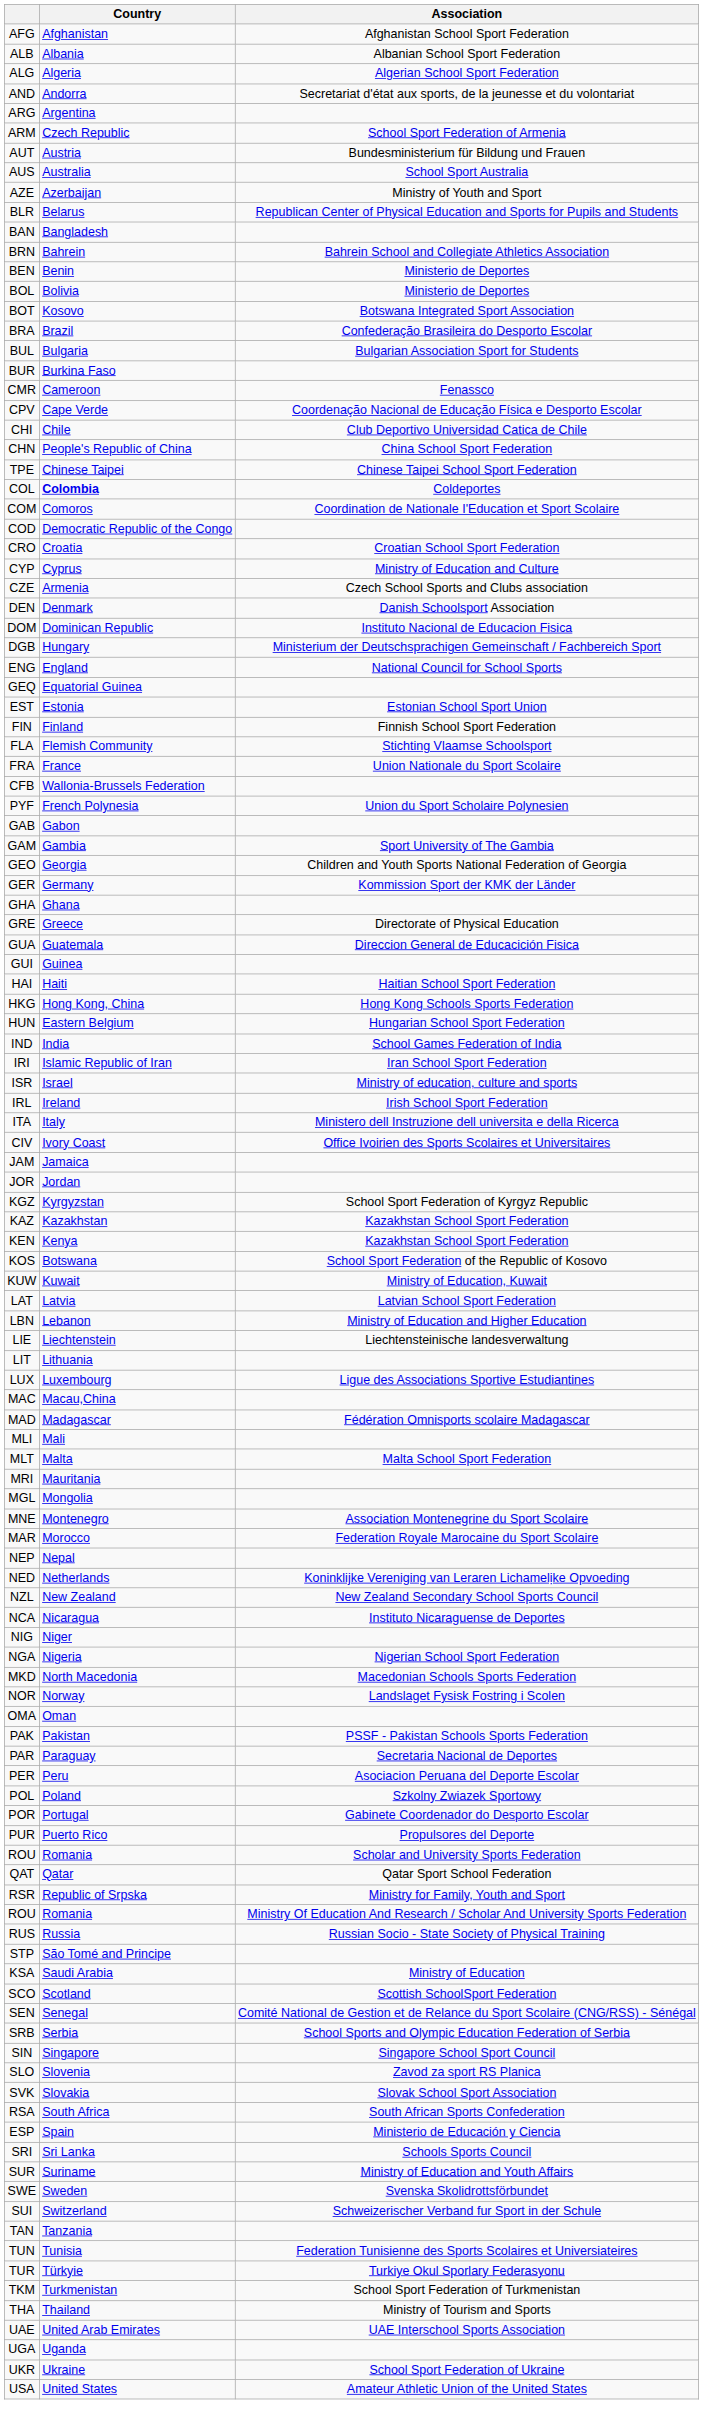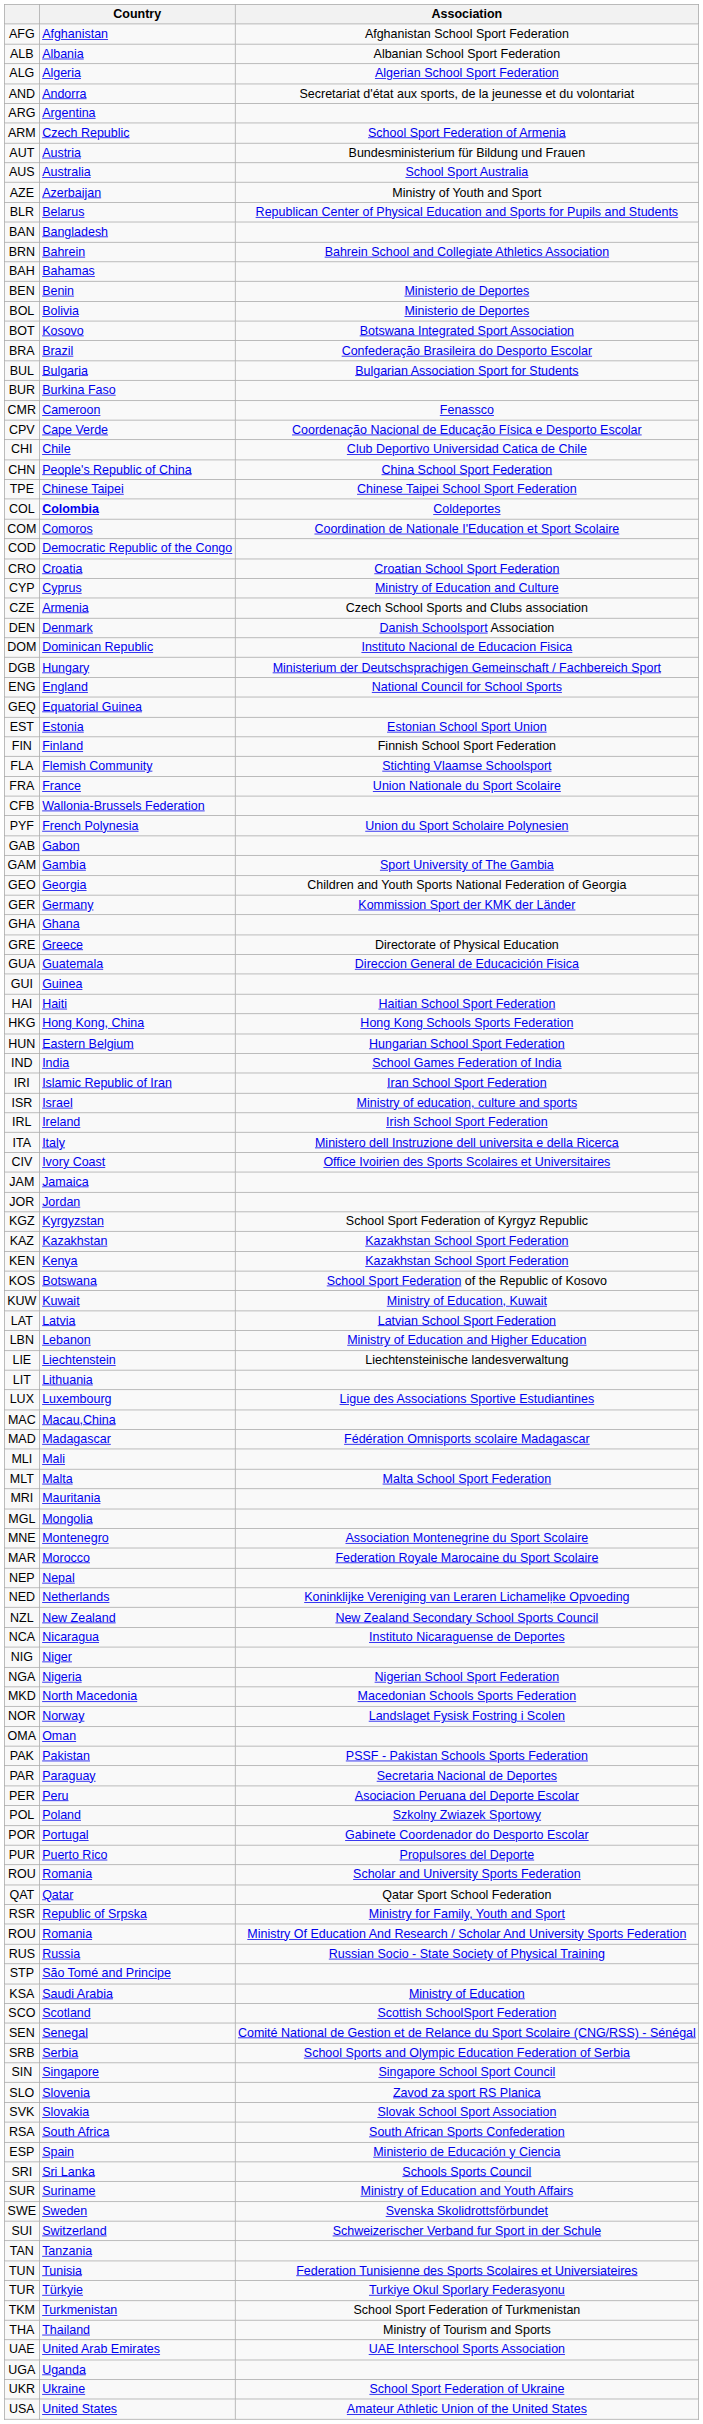+ row: (22, 271)
